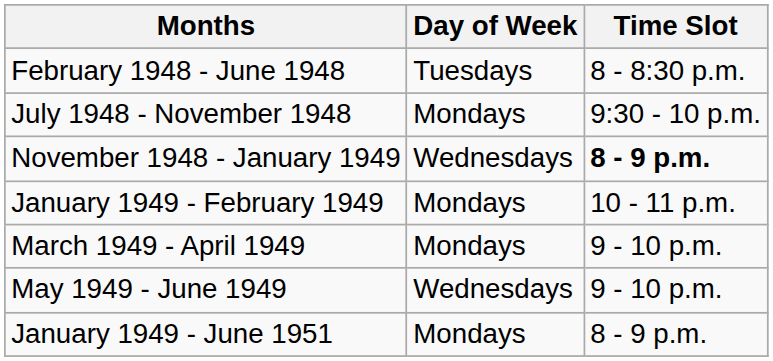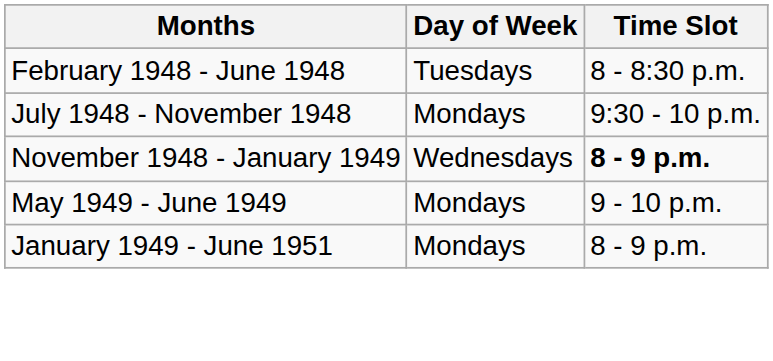- row: (197, 202)
- row: (158, 245)
(493, 289) Wednesdays -> (469, 202) Mondays
